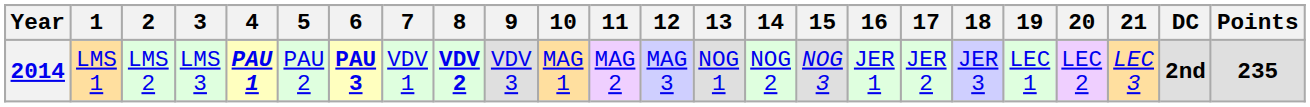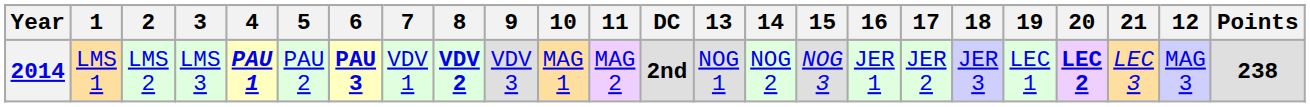columns swapped: (667, 23) <-> (1185, 23)
(1082, 71) normal -> (1082, 71) bold
(1258, 71) 235 -> (1258, 71) 238
